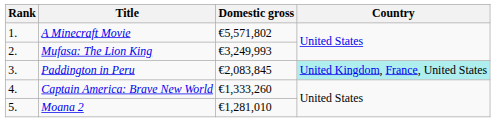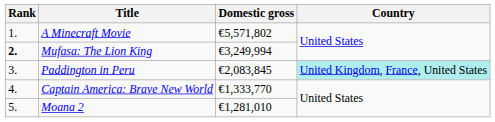(13, 51) normal -> (13, 51) bold
(245, 51) €3,249,993 -> (245, 51) €3,249,994
(245, 88) €1,333,260 -> (245, 88) €1,333,770
